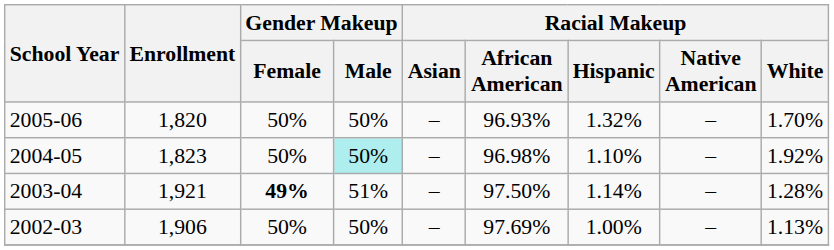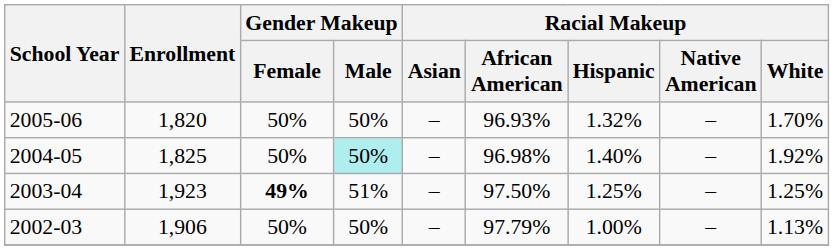(182, 155) 1,823 -> (182, 155) 1,825
(614, 155) 1.10% -> (614, 155) 1.40%
(182, 191) 1,921 -> (182, 191) 1,923
(614, 191) 1.14% -> (614, 191) 1.25%
(795, 191) 1.28% -> (795, 191) 1.25%
(517, 227) 97.69% -> (517, 227) 97.79%
